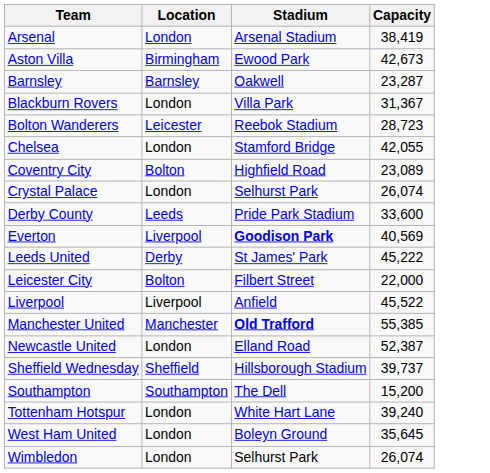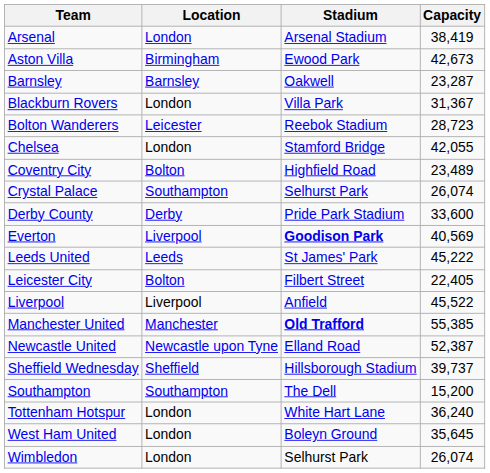(402, 170) 23,089 -> (452, 170) 23,489
(168, 192) London -> (187, 192) Southampton
(164, 214) Leeds -> (164, 214) Derby
(164, 258) Derby -> (164, 258) Leeds
(402, 280) 22,000 -> (452, 280) 22,405
(168, 346) London -> (212, 346) Newcastle upon Tyne
(402, 412) 39,240 -> (452, 412) 36,240
